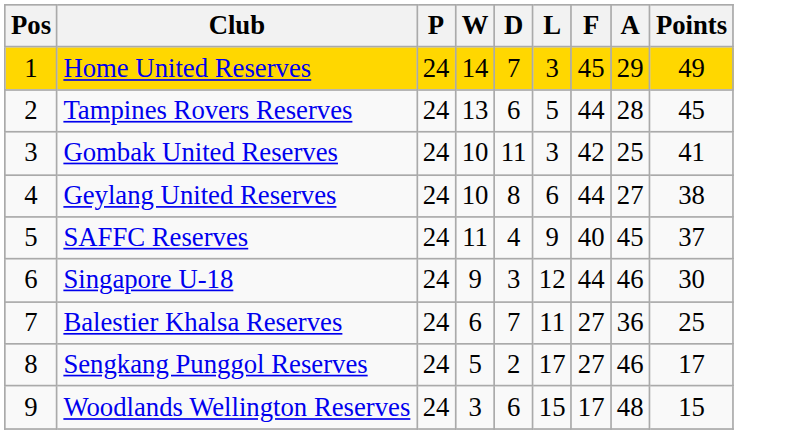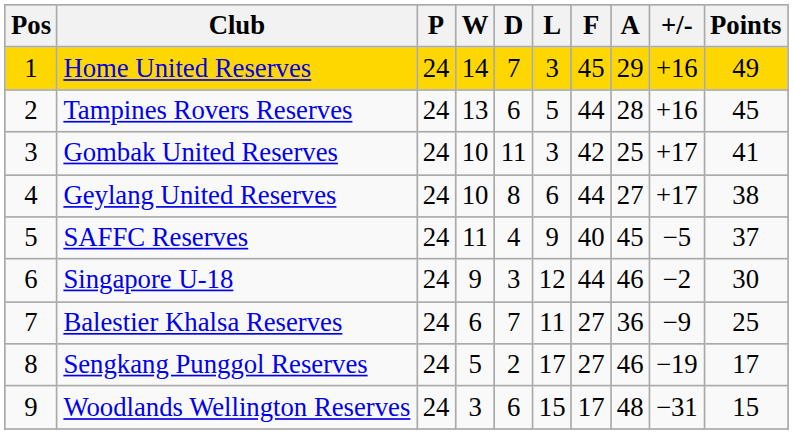+ column: (677, 25)
